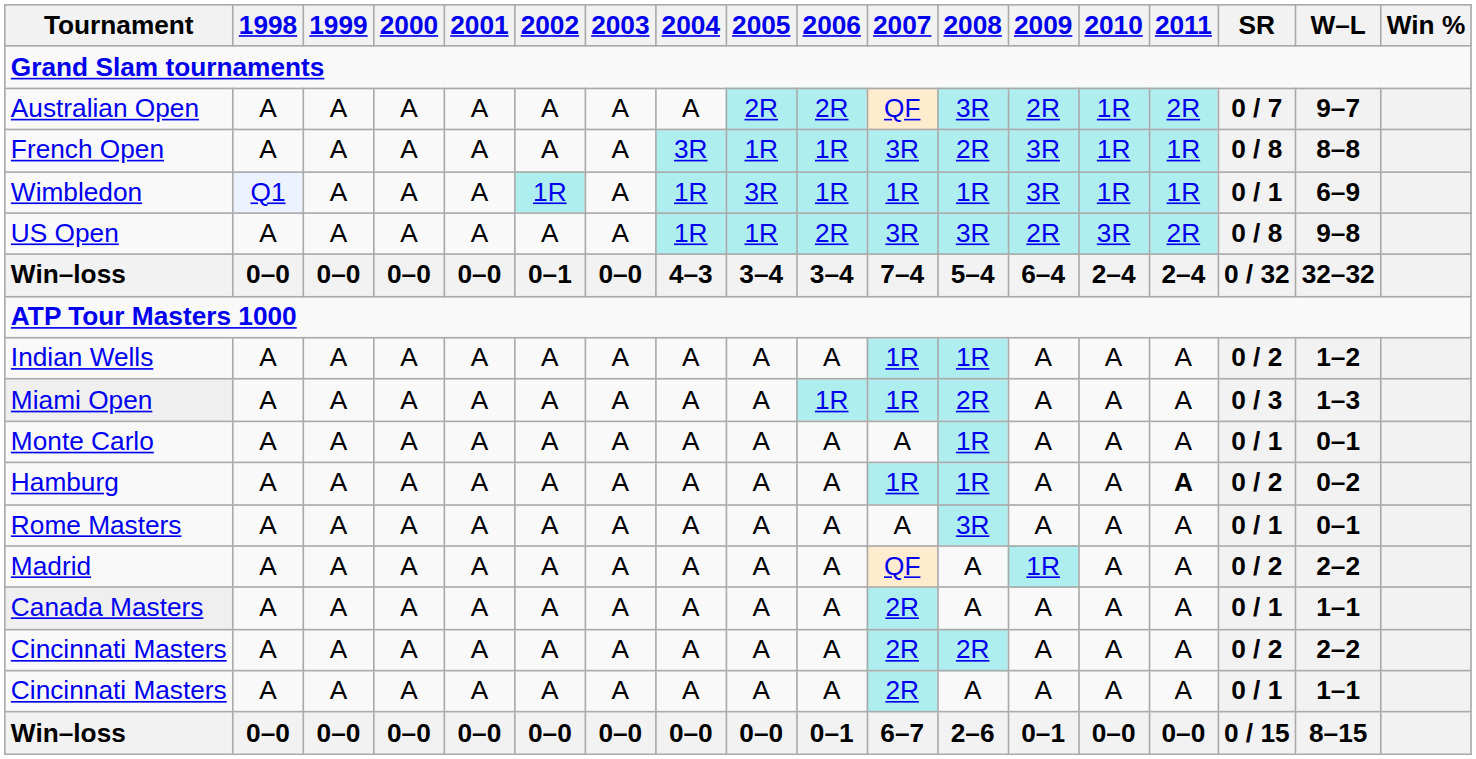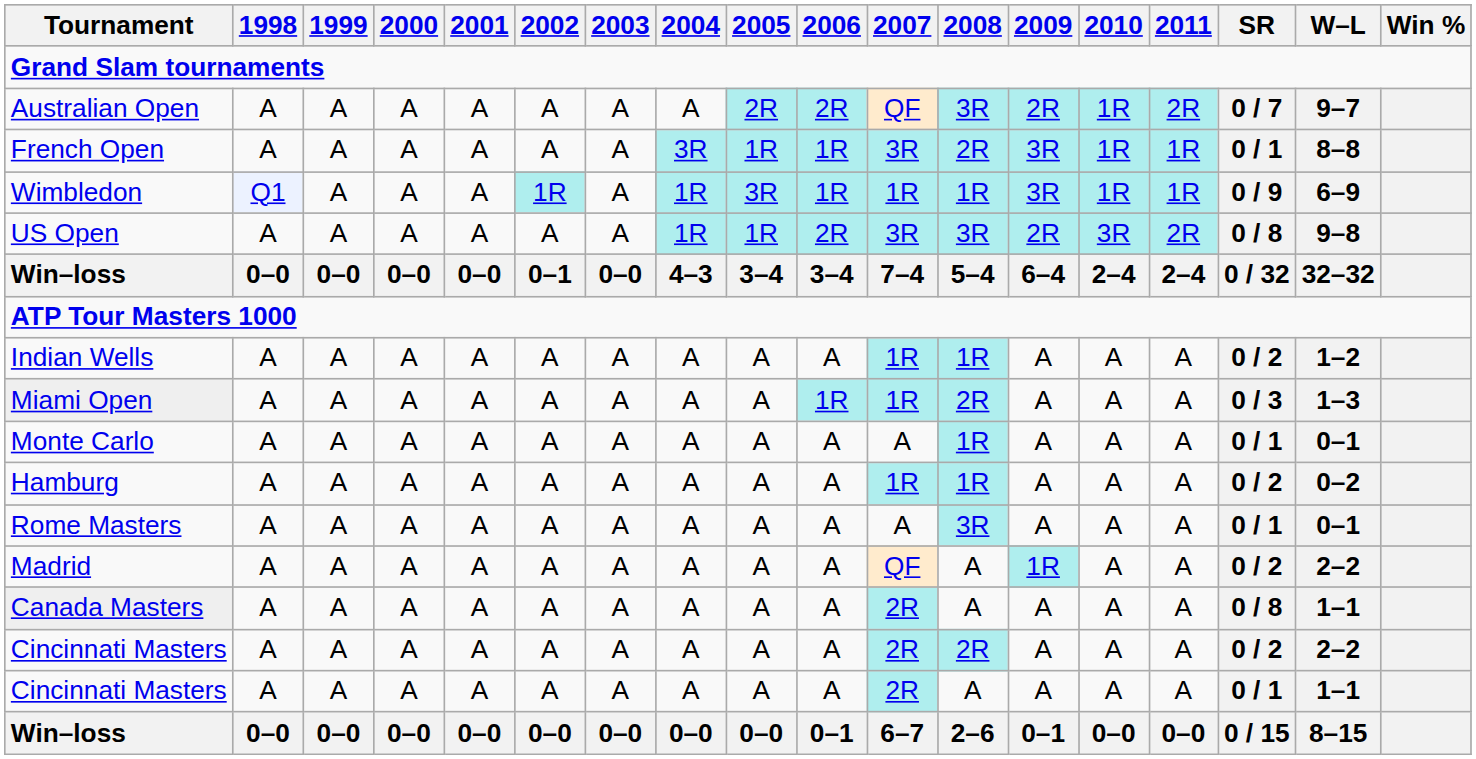(1257, 150) 0 / 8 -> (1257, 150) 0 / 1
(1257, 191) 0 / 1 -> (1257, 191) 0 / 9
(1183, 483) bold -> (1183, 483) normal
(1257, 607) 0 / 1 -> (1257, 607) 0 / 8
